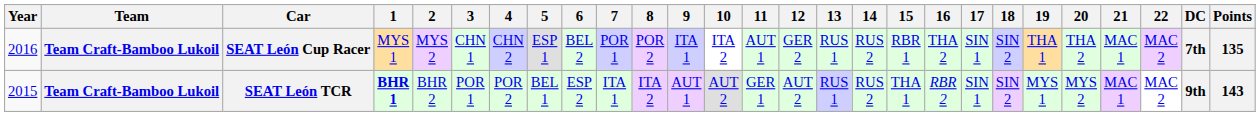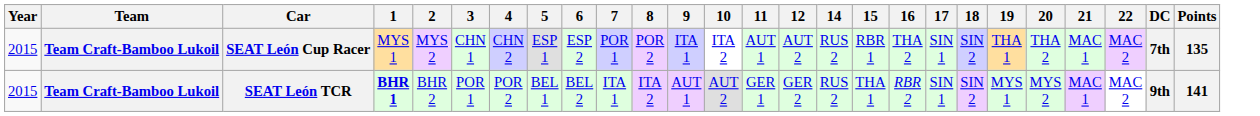- column: (834, 16)
(23, 49) 2016 -> (23, 49) 2015
(579, 49) BEL 2 -> (579, 49) ESP 2
(798, 49) GER 2 -> (798, 49) AUT 2
(579, 90) ESP 2 -> (579, 90) BEL 2
(798, 90) AUT 2 -> (798, 90) GER 2
(1232, 90) 143 -> (1197, 90) 141
